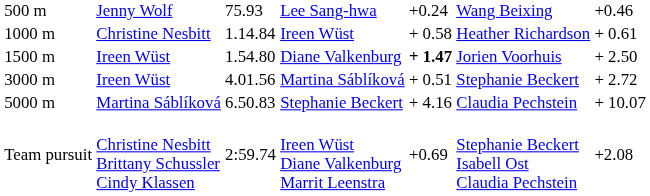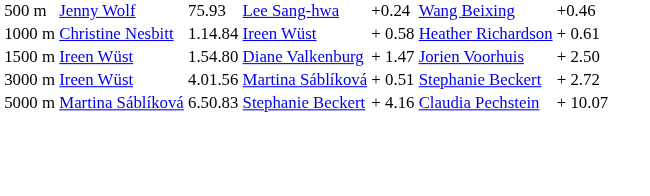(430, 56) bold -> (393, 56) normal
- row: (341, 163)
